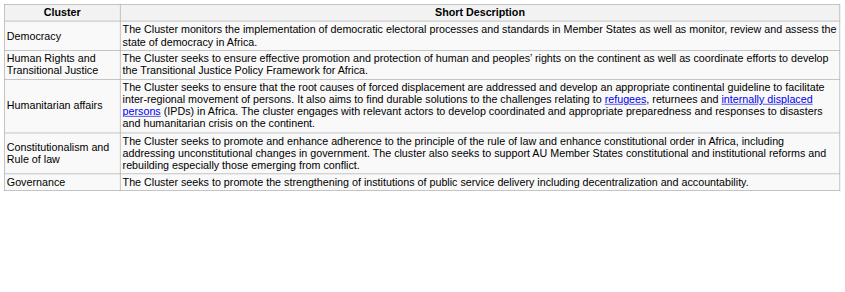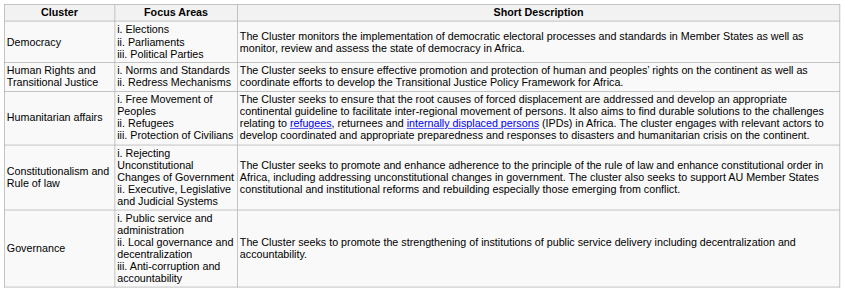+ column: (176, 13)
